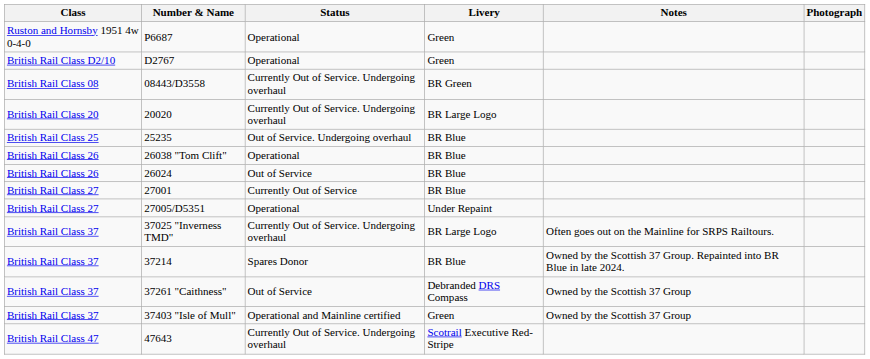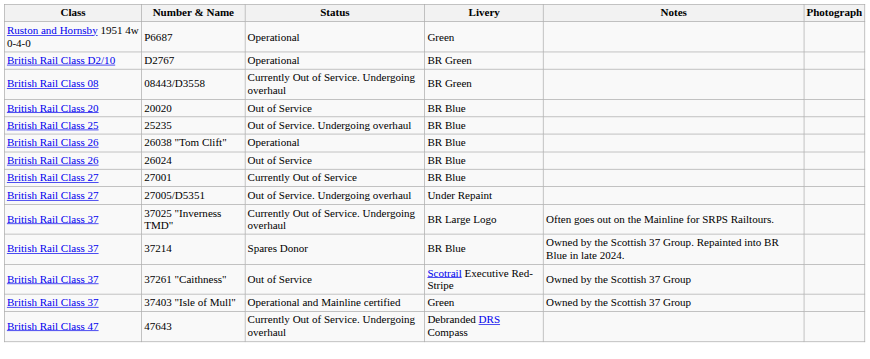(441, 60) Green -> (450, 60) BR Green
(331, 114) Currently Out of Service. Undergoing overhaul -> (280, 108) Out of Service
(462, 114) BR Large Logo -> (447, 108) BR Blue
(274, 208) Operational -> (329, 195) Out of Service. Undergoing overhaul
(464, 291) Debranded DRS Compass -> (480, 279) Scotrail Executive Red-Stripe
(480, 339) Scotrail Executive Red-Stripe -> (464, 326) Debranded DRS Compass
